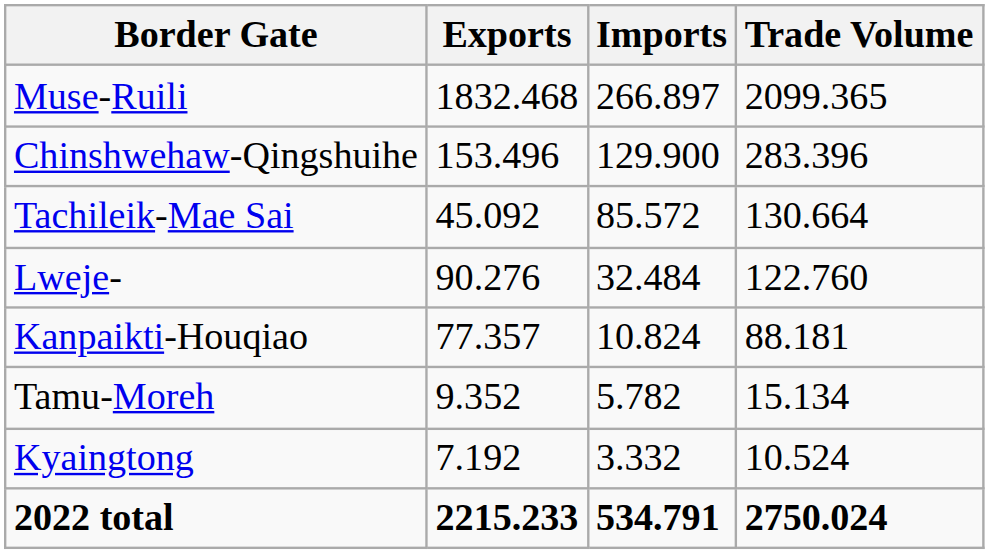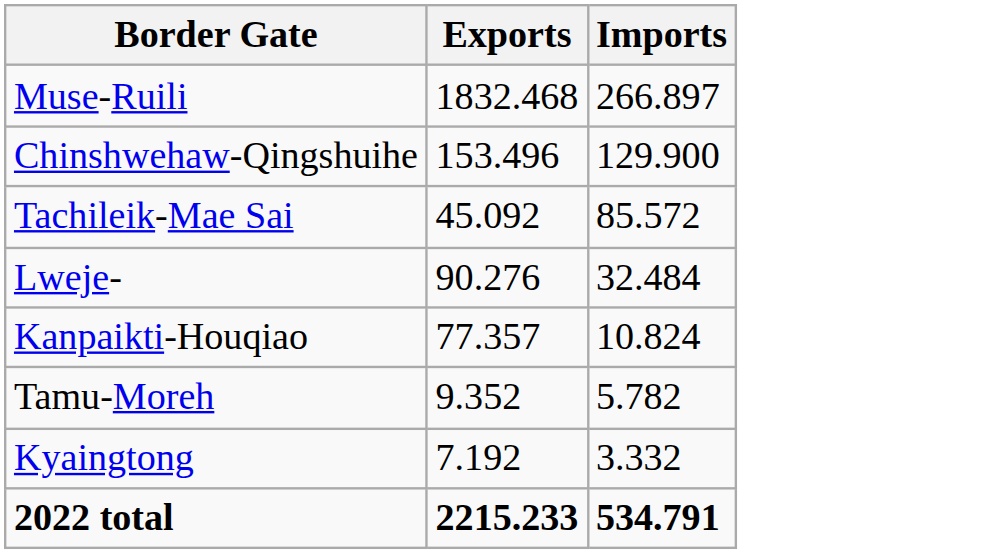- column: (859, 34)
